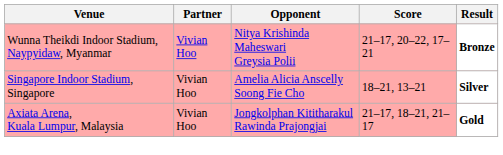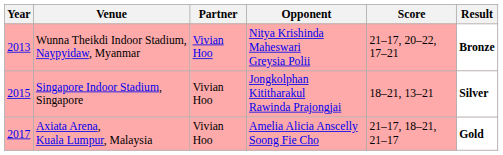+ column: (19, 14)
(289, 87) Amelia Alicia Anscelly Soong Fie Cho -> (295, 94) Jongkolphan Kititharakul Rawinda Prajongjai
(294, 120) Jongkolphan Kititharakul Rawinda Prajongjai -> (303, 134) Amelia Alicia Anscelly Soong Fie Cho
